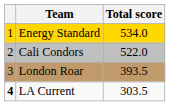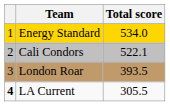(134, 52) 522.0 -> (134, 52) 522.1
(134, 91) 303.5 -> (134, 91) 305.5
